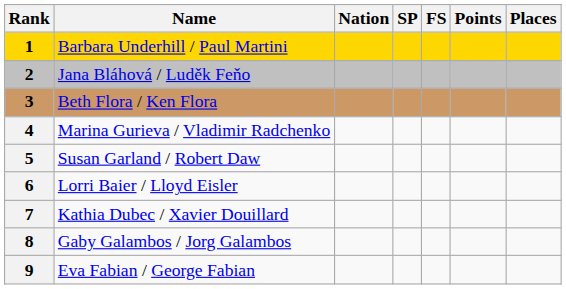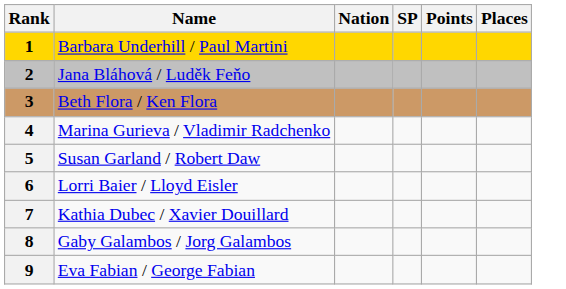- column: (436, 18)
